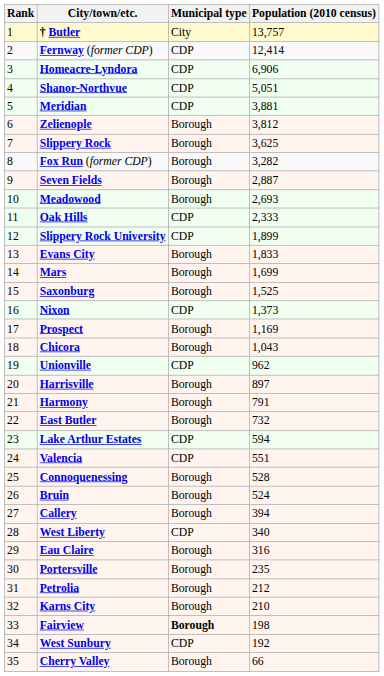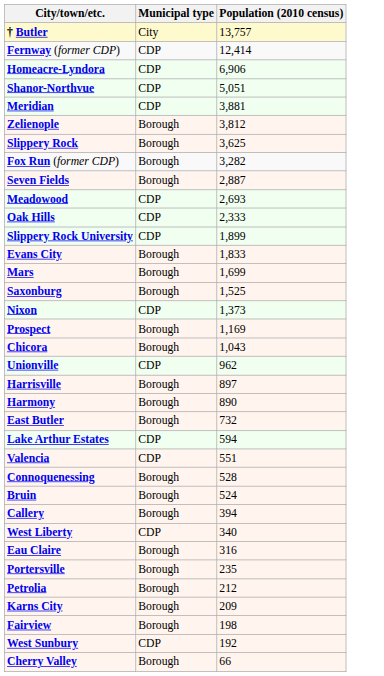- column: (21, 13)
(191, 198) Borough -> (150, 198) CDP
(261, 402) 791 -> (228, 402) 890
(261, 606) 210 -> (228, 606) 209
(193, 625) bold -> (159, 625) normal
